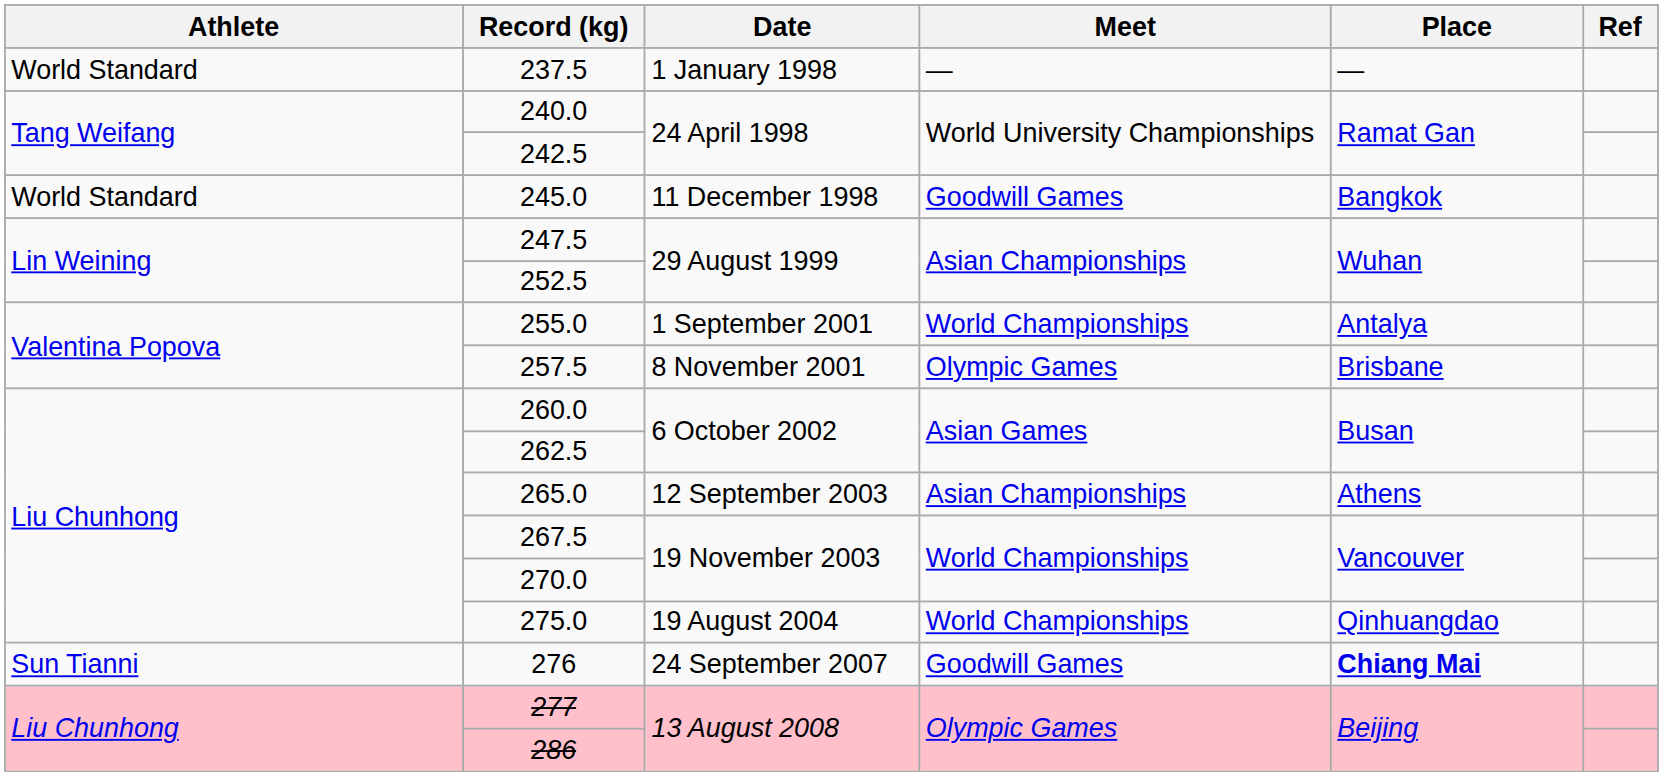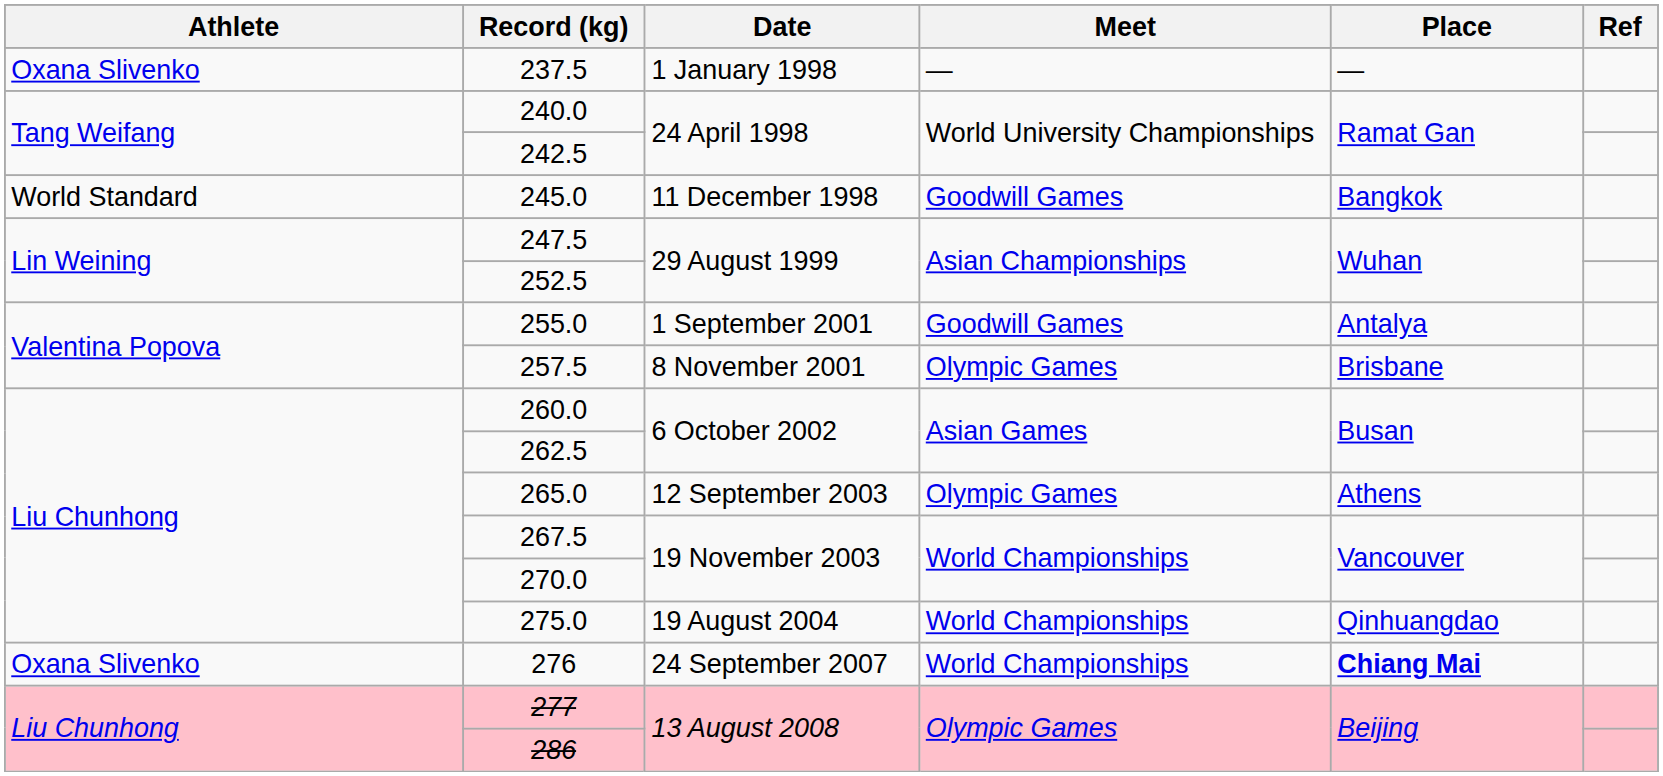(104, 69) World Standard -> (105, 69) Oxana Slivenko
(1057, 324) World Championships -> (1025, 324) Goodwill Games
(1056, 495) Asian Championships -> (1021, 495) Olympic Games
(75, 665) Sun Tianni -> (105, 665) Oxana Slivenko
(1025, 665) Goodwill Games -> (1057, 665) World Championships
